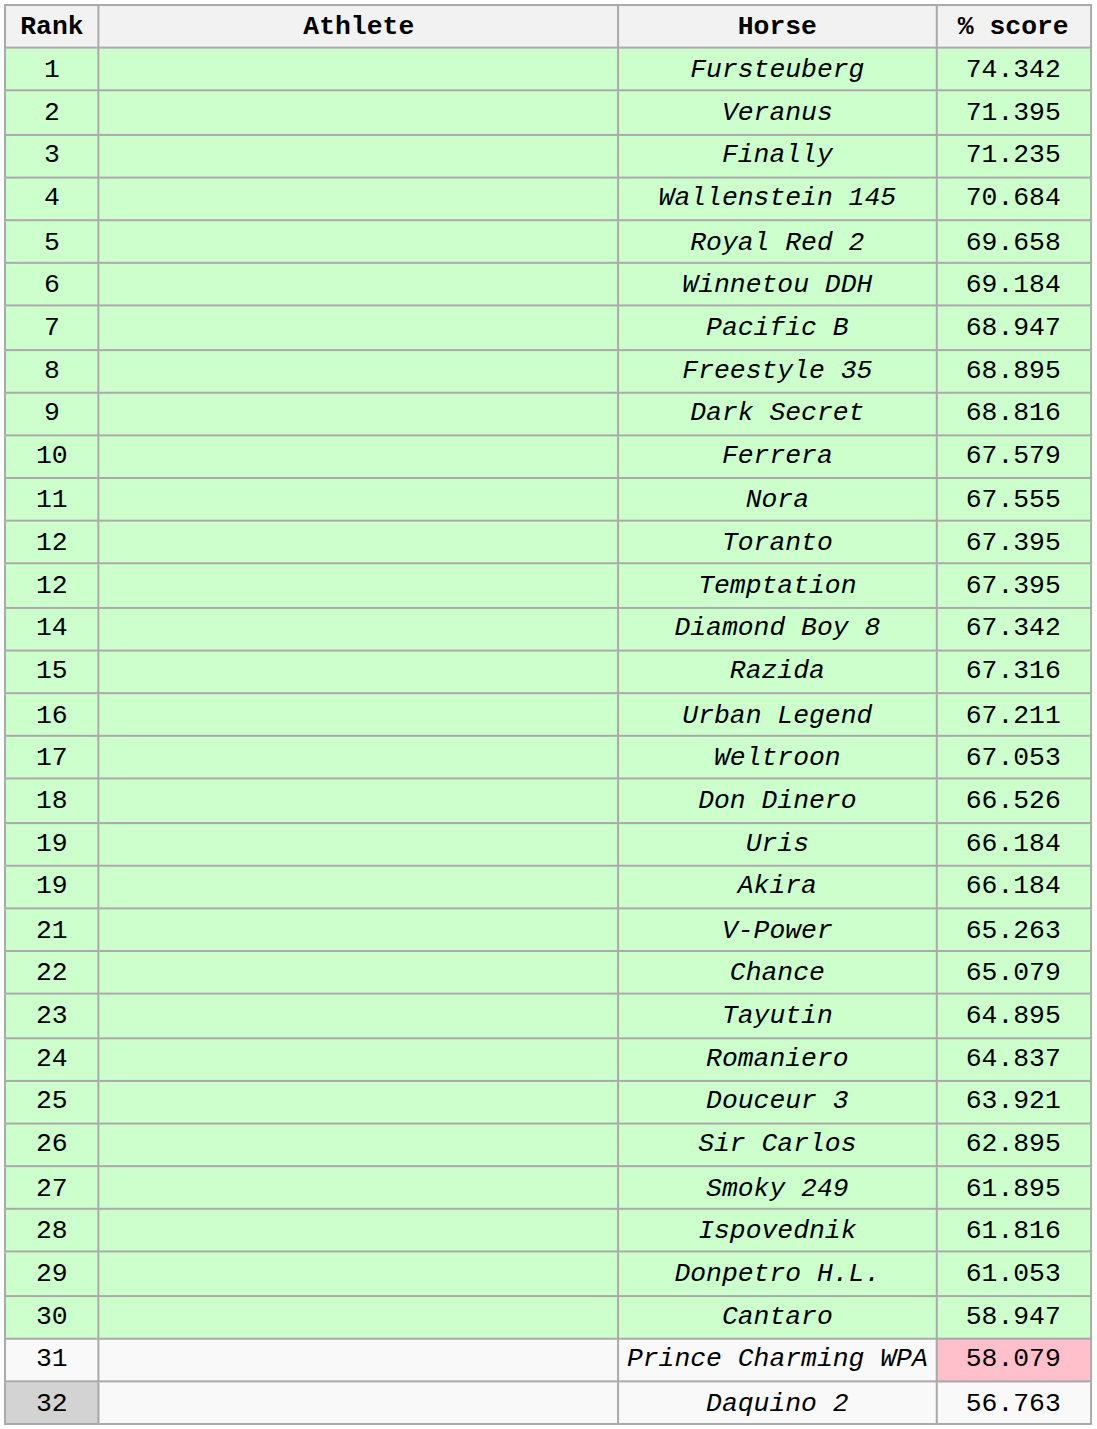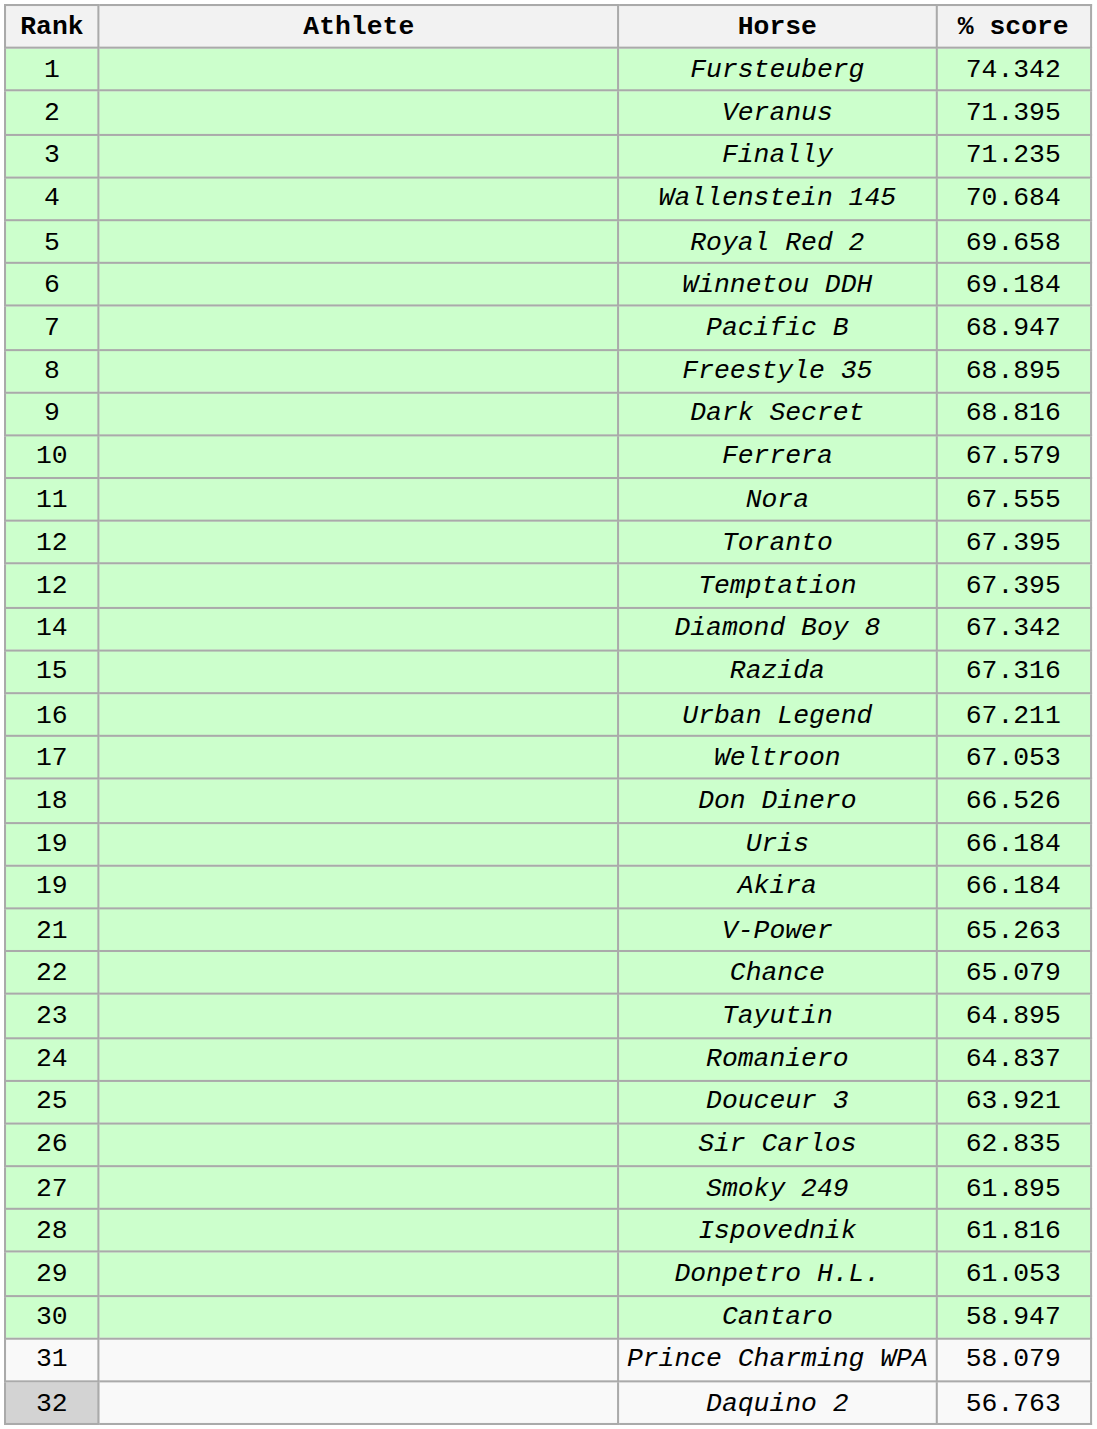(1013, 1145) 62.895 -> (1013, 1145) 62.835
(1013, 1360) pink background -> (1013, 1360) no background
